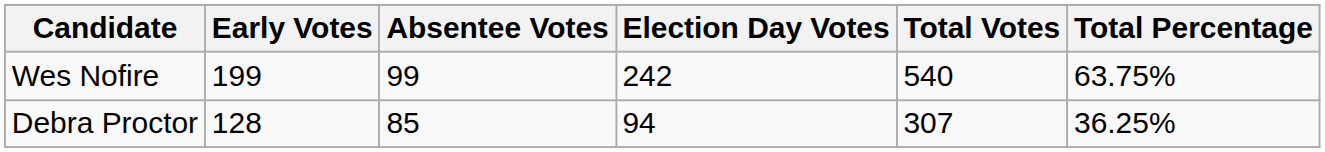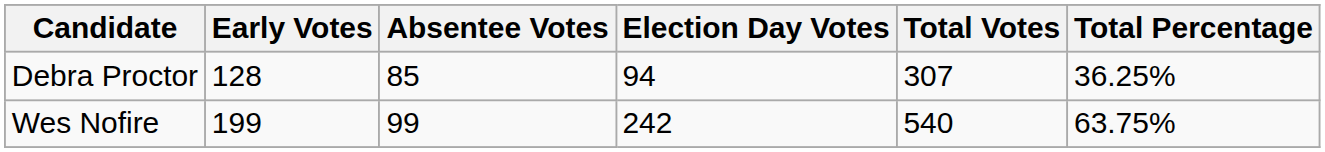rows swapped: (86, 75) <-> (105, 123)
